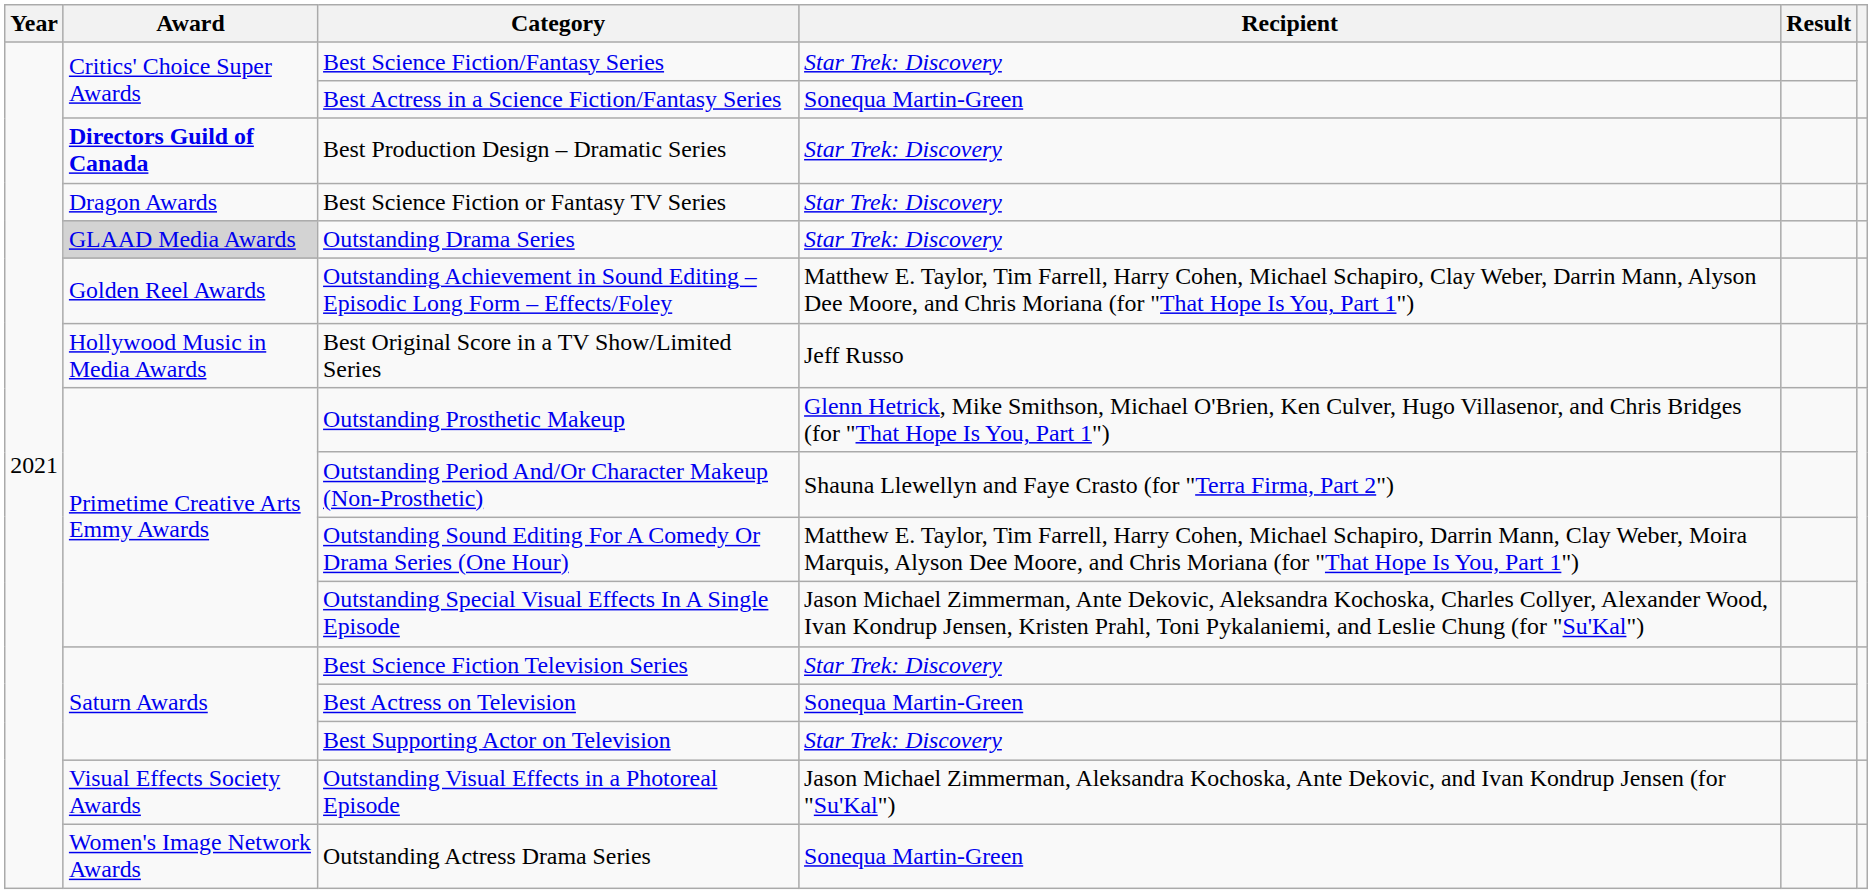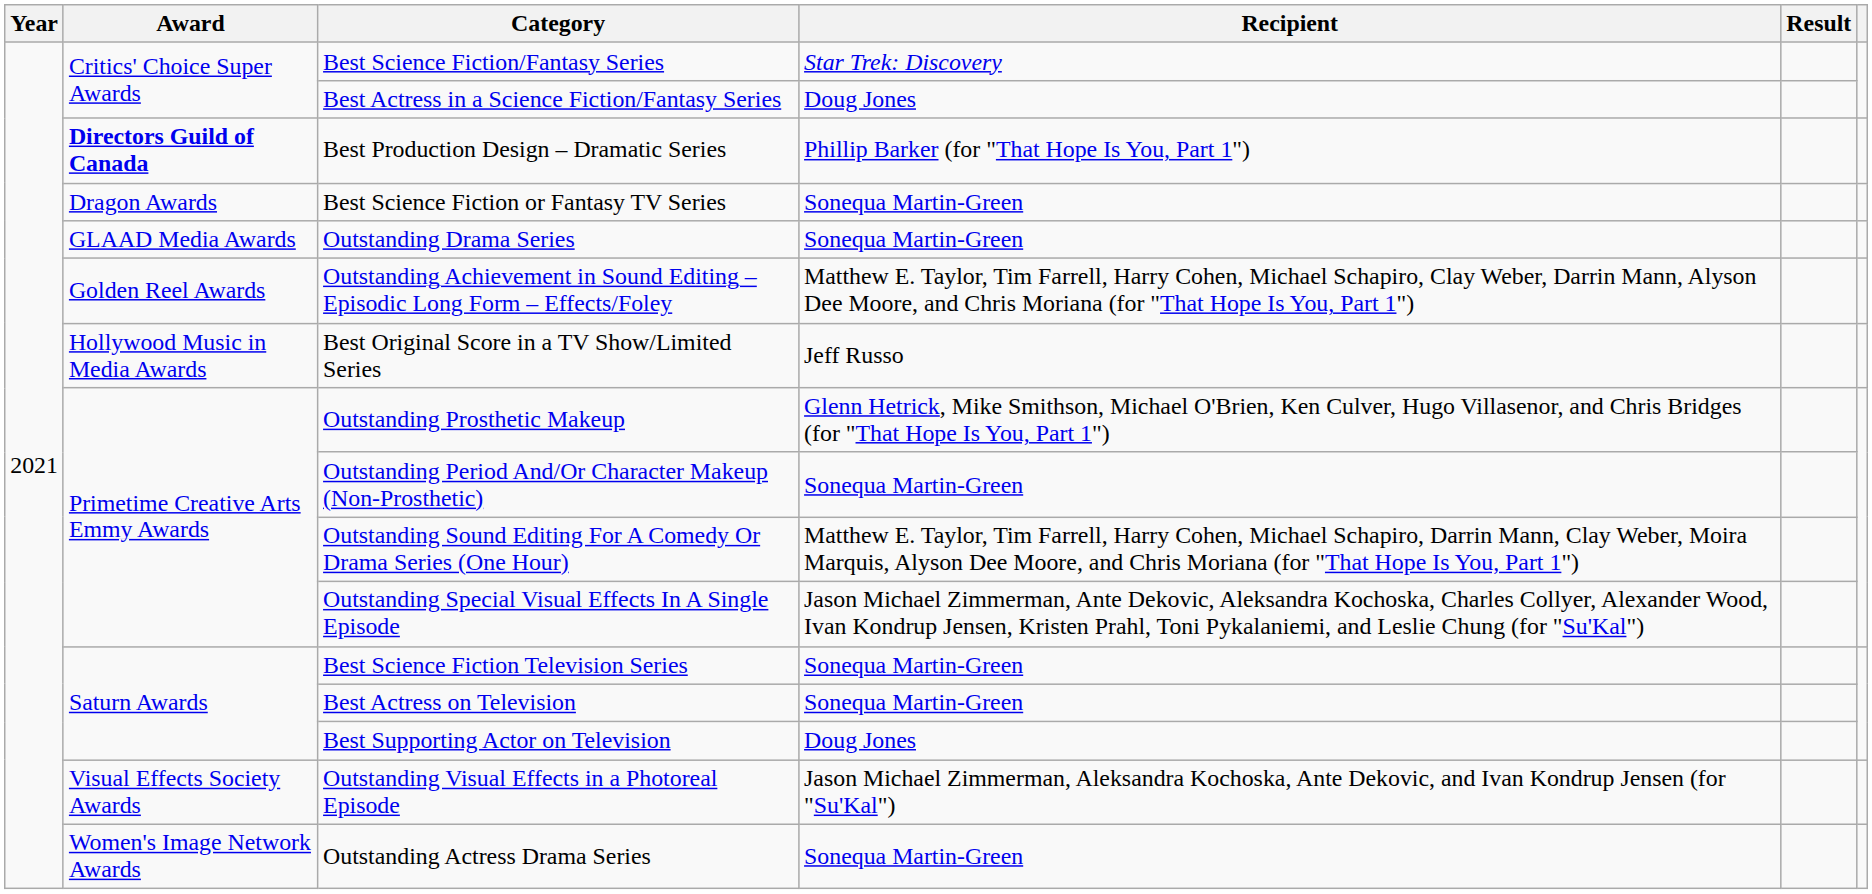(914, 99) Sonequa Martin-Green -> (860, 99) Doug Jones
(903, 150) Star Trek: Discovery -> (1027, 150) Phillip Barker (for "That Hope Is You, Part 1")
(903, 201) Star Trek: Discovery -> (914, 201) Sonequa Martin-Green
(182, 239) lightgrey background -> (182, 239) no background
(903, 239) Star Trek: Discovery -> (914, 239) Sonequa Martin-Green
(1099, 484) Shauna Llewellyn and Faye Crasto (for "Terra Firma, Part 2") -> (914, 484) Sonequa Martin-Green
(903, 664) Star Trek: Discovery -> (914, 664) Sonequa Martin-Green
(903, 740) Star Trek: Discovery -> (860, 740) Doug Jones
